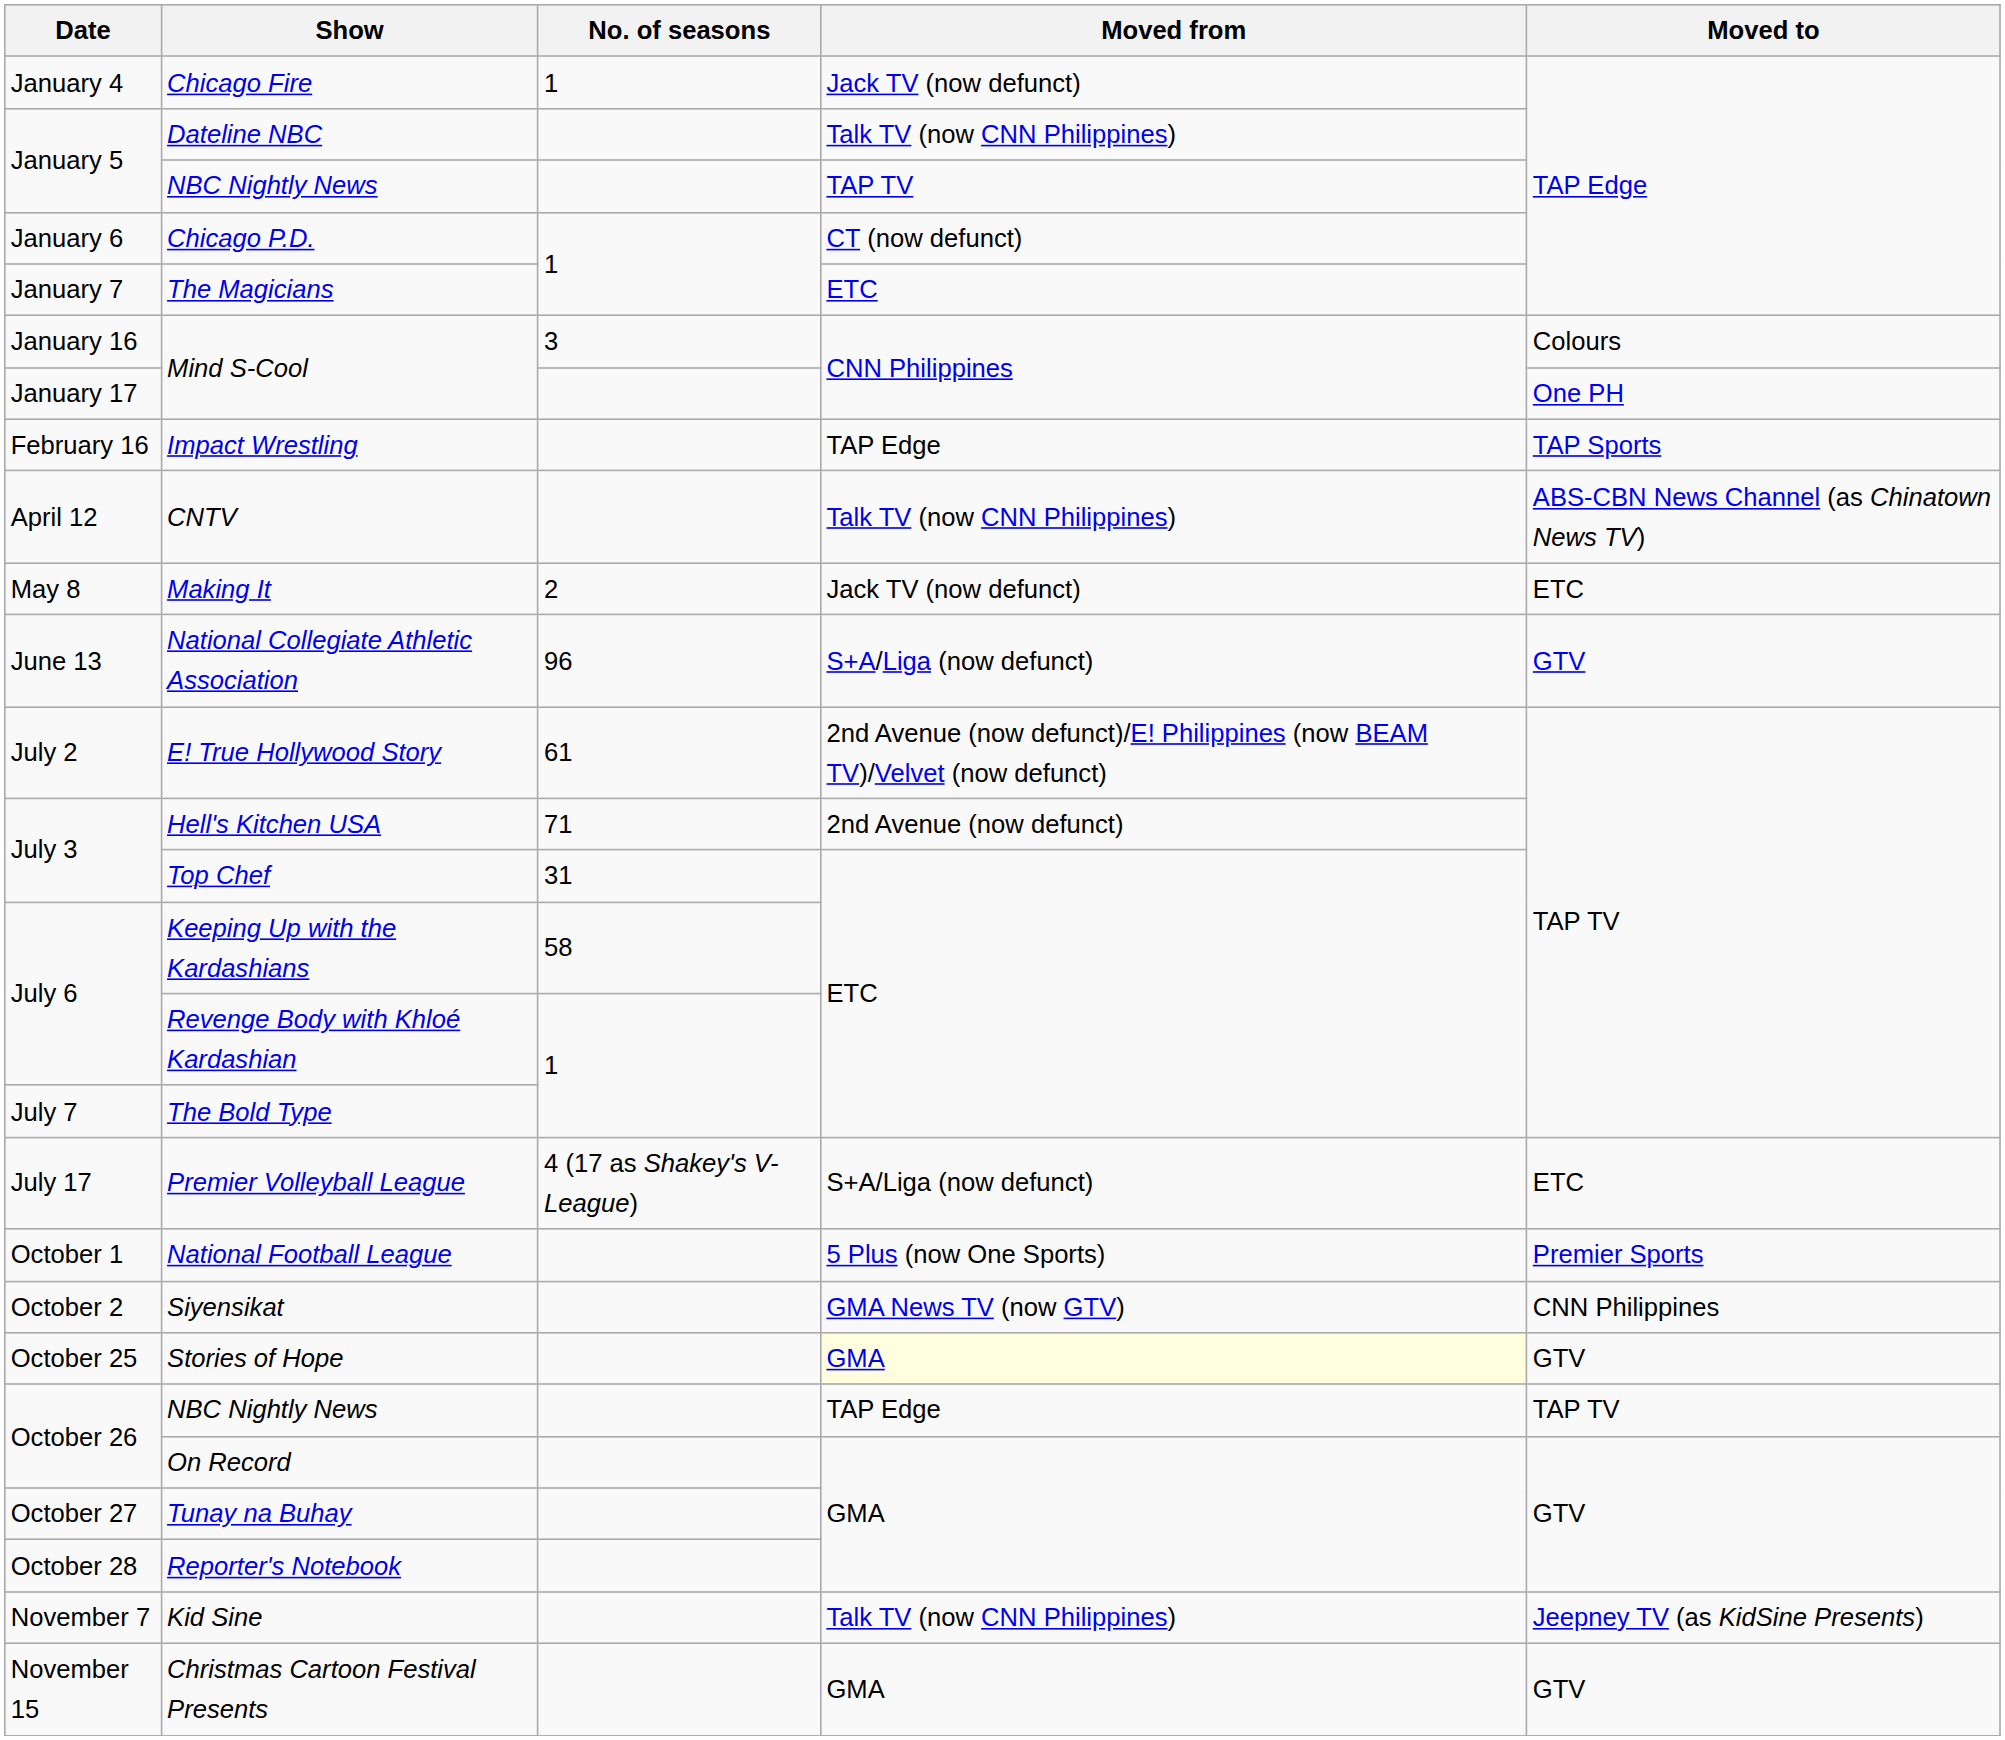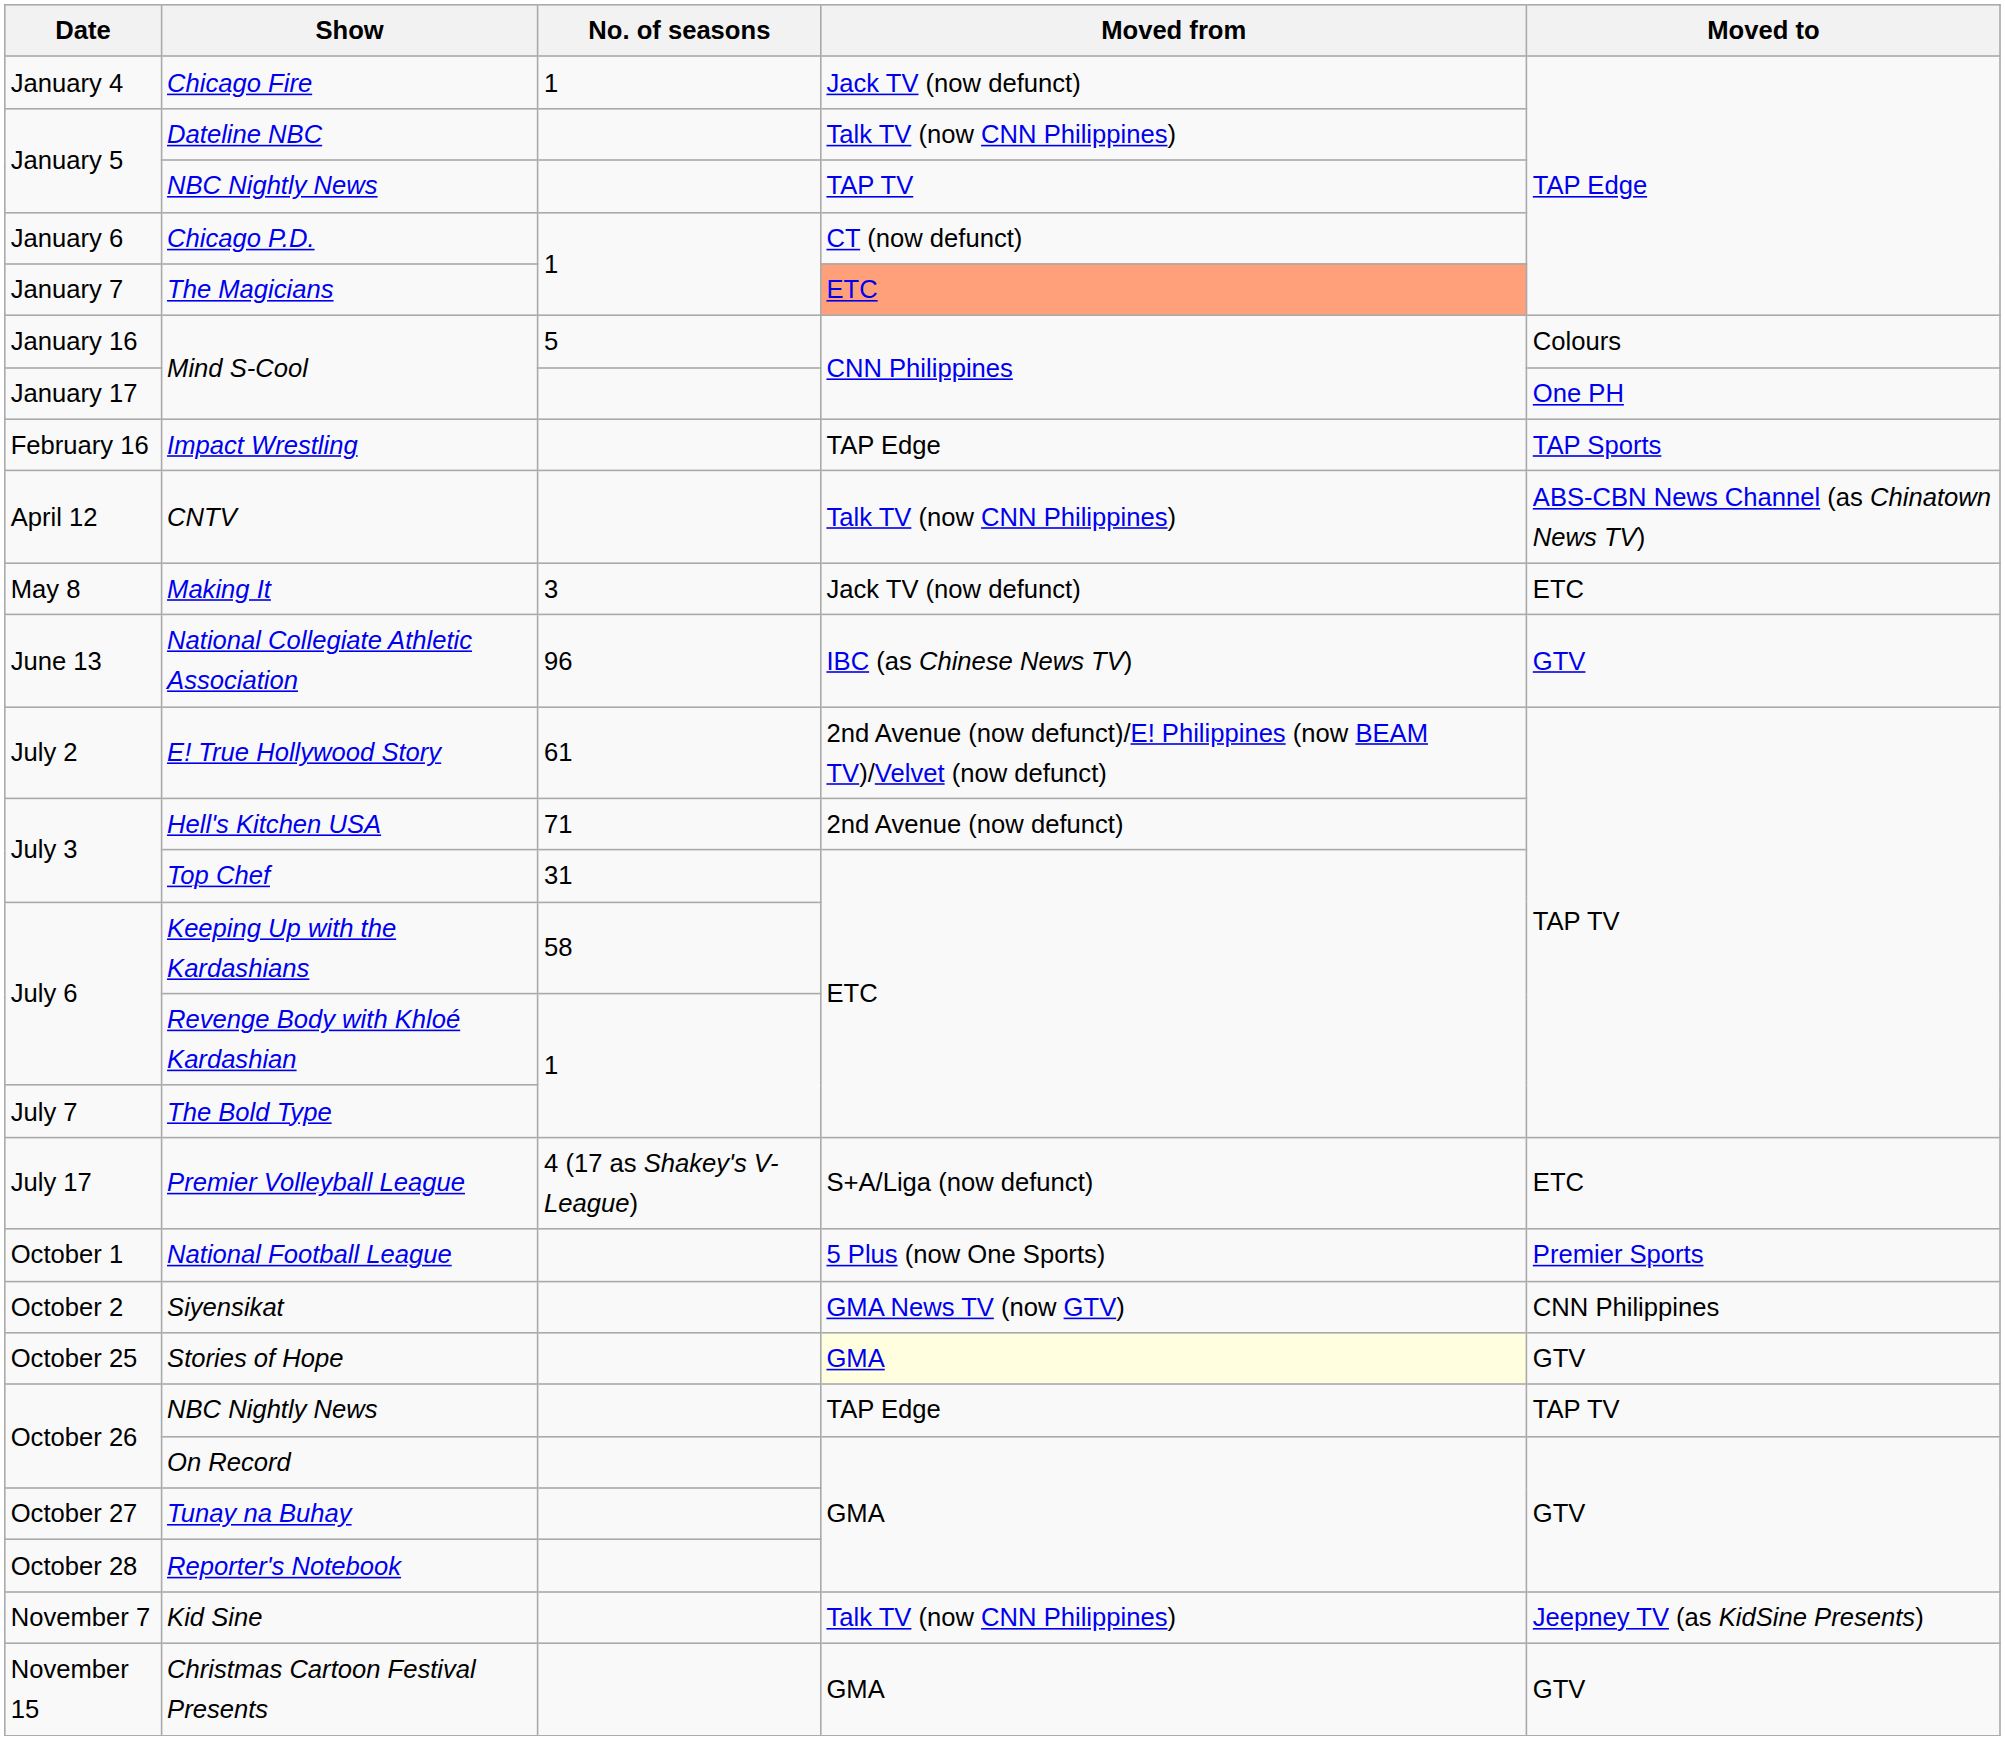(852, 290) no background -> (852, 290) lightsalmon background
(551, 342) 3 -> (551, 342) 5
(551, 589) 2 -> (551, 589) 3
(960, 661) S+A/Liga (now defunct) -> (979, 661) IBC (as Chinese News TV)
